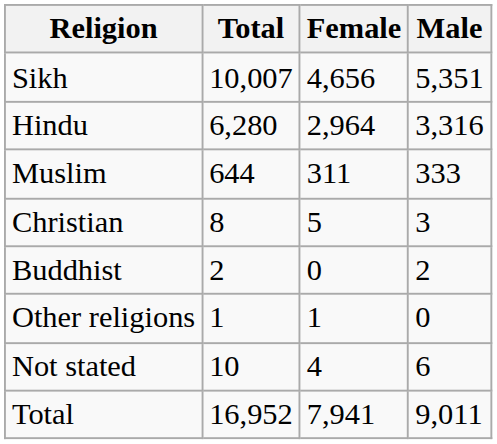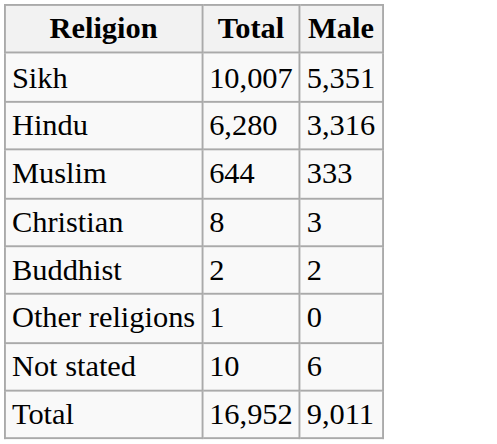- column: (354, 28)
